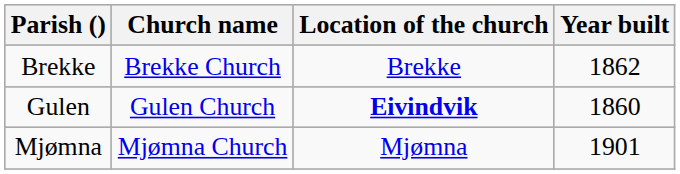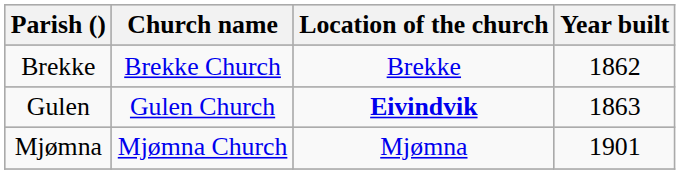(615, 106) 1860 -> (615, 106) 1863
